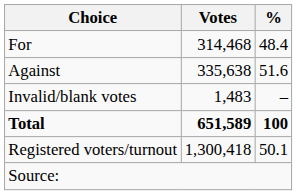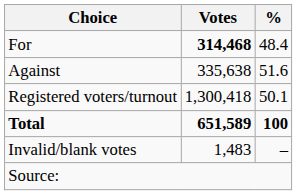(224, 44) normal -> (224, 44) bold
rows swapped: (72, 96) <-> (93, 149)
